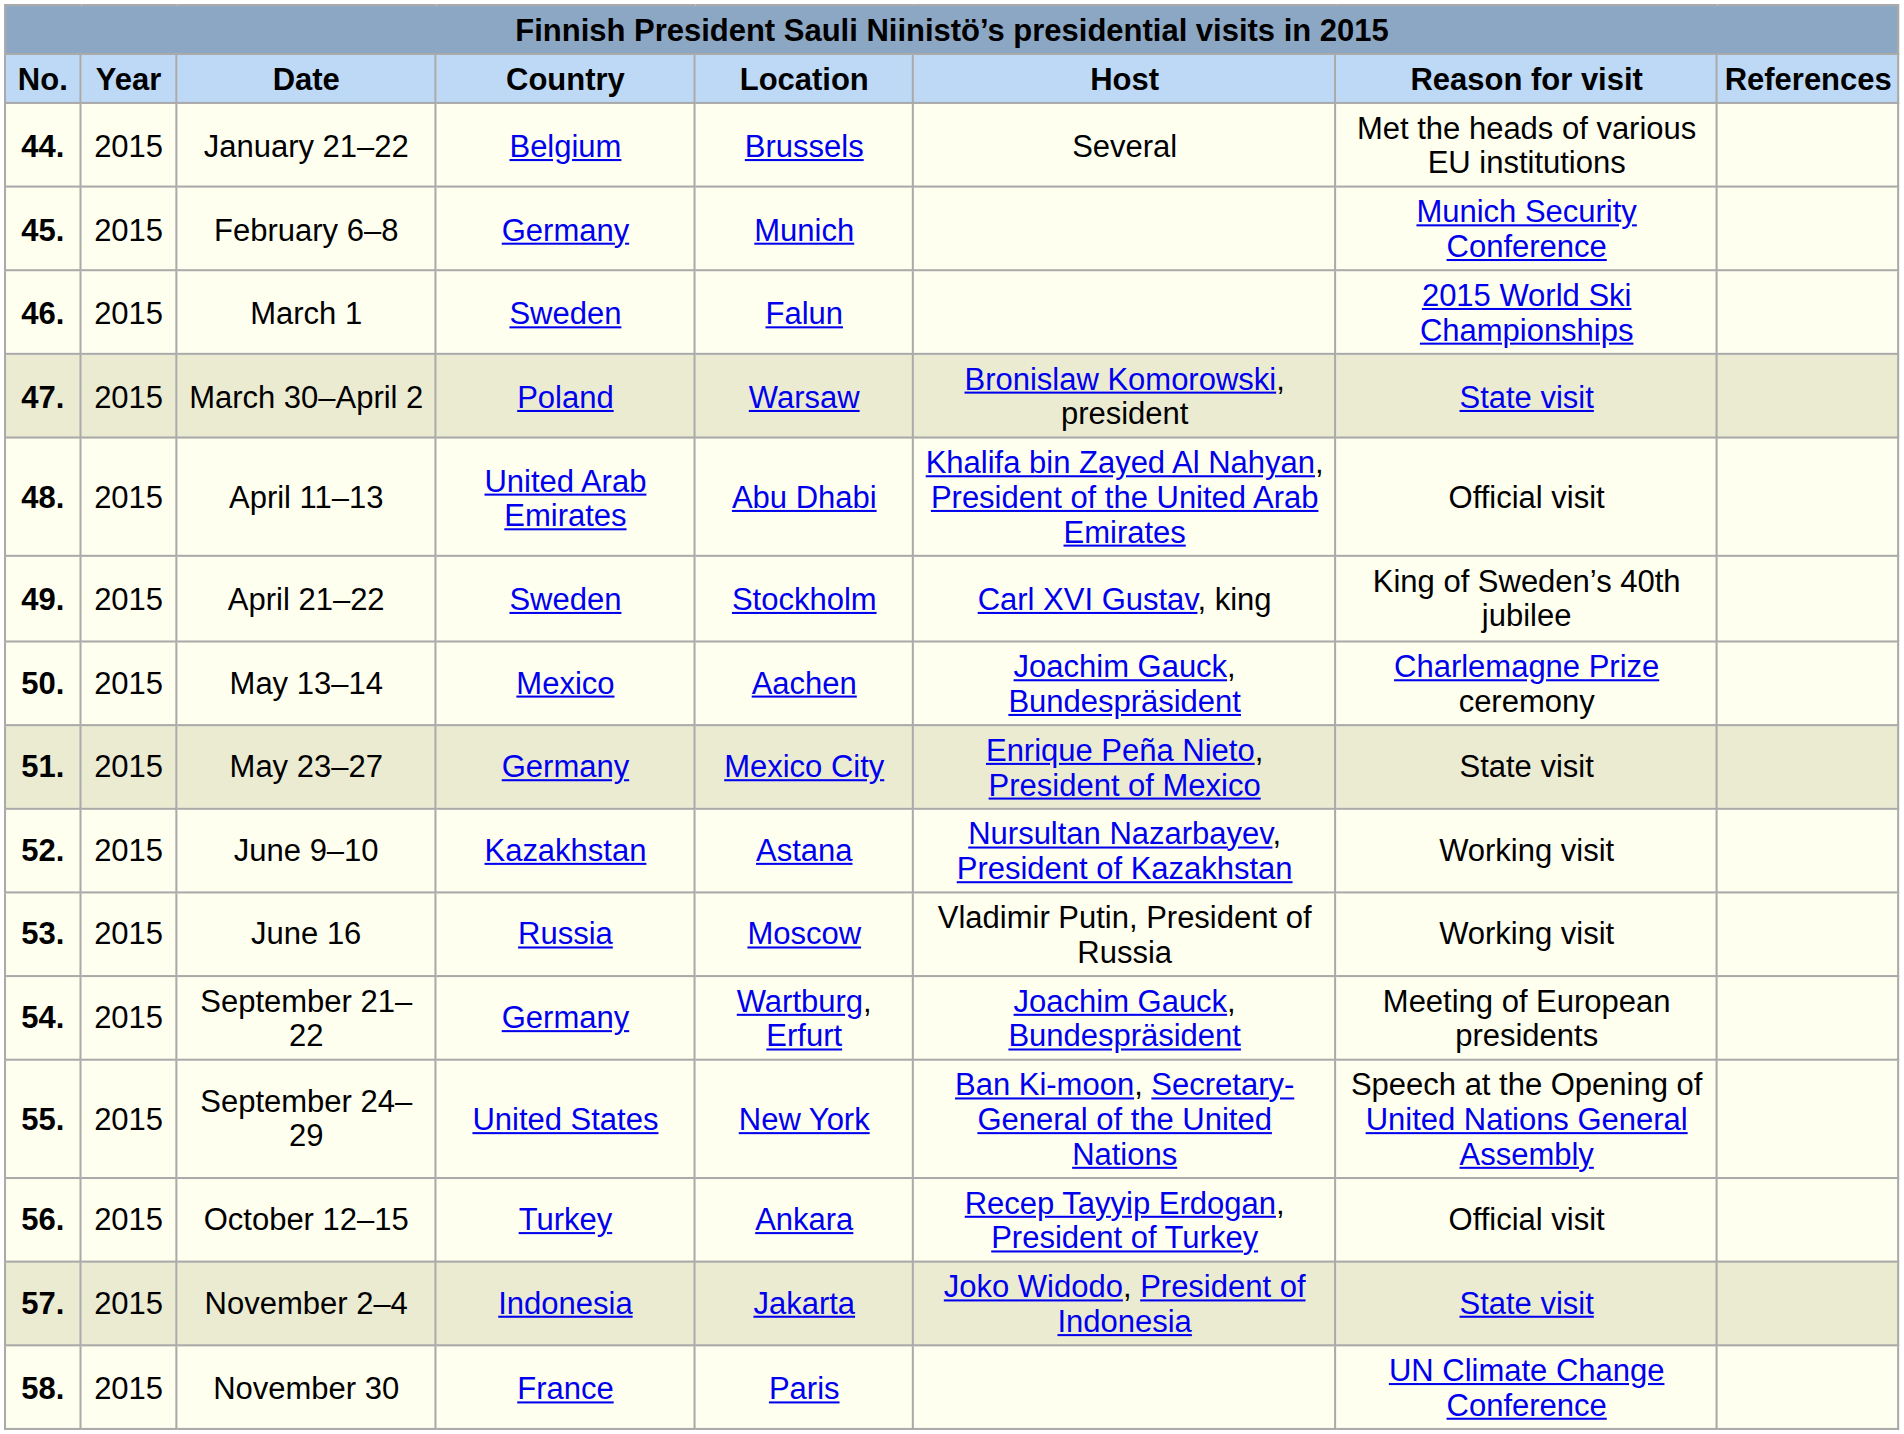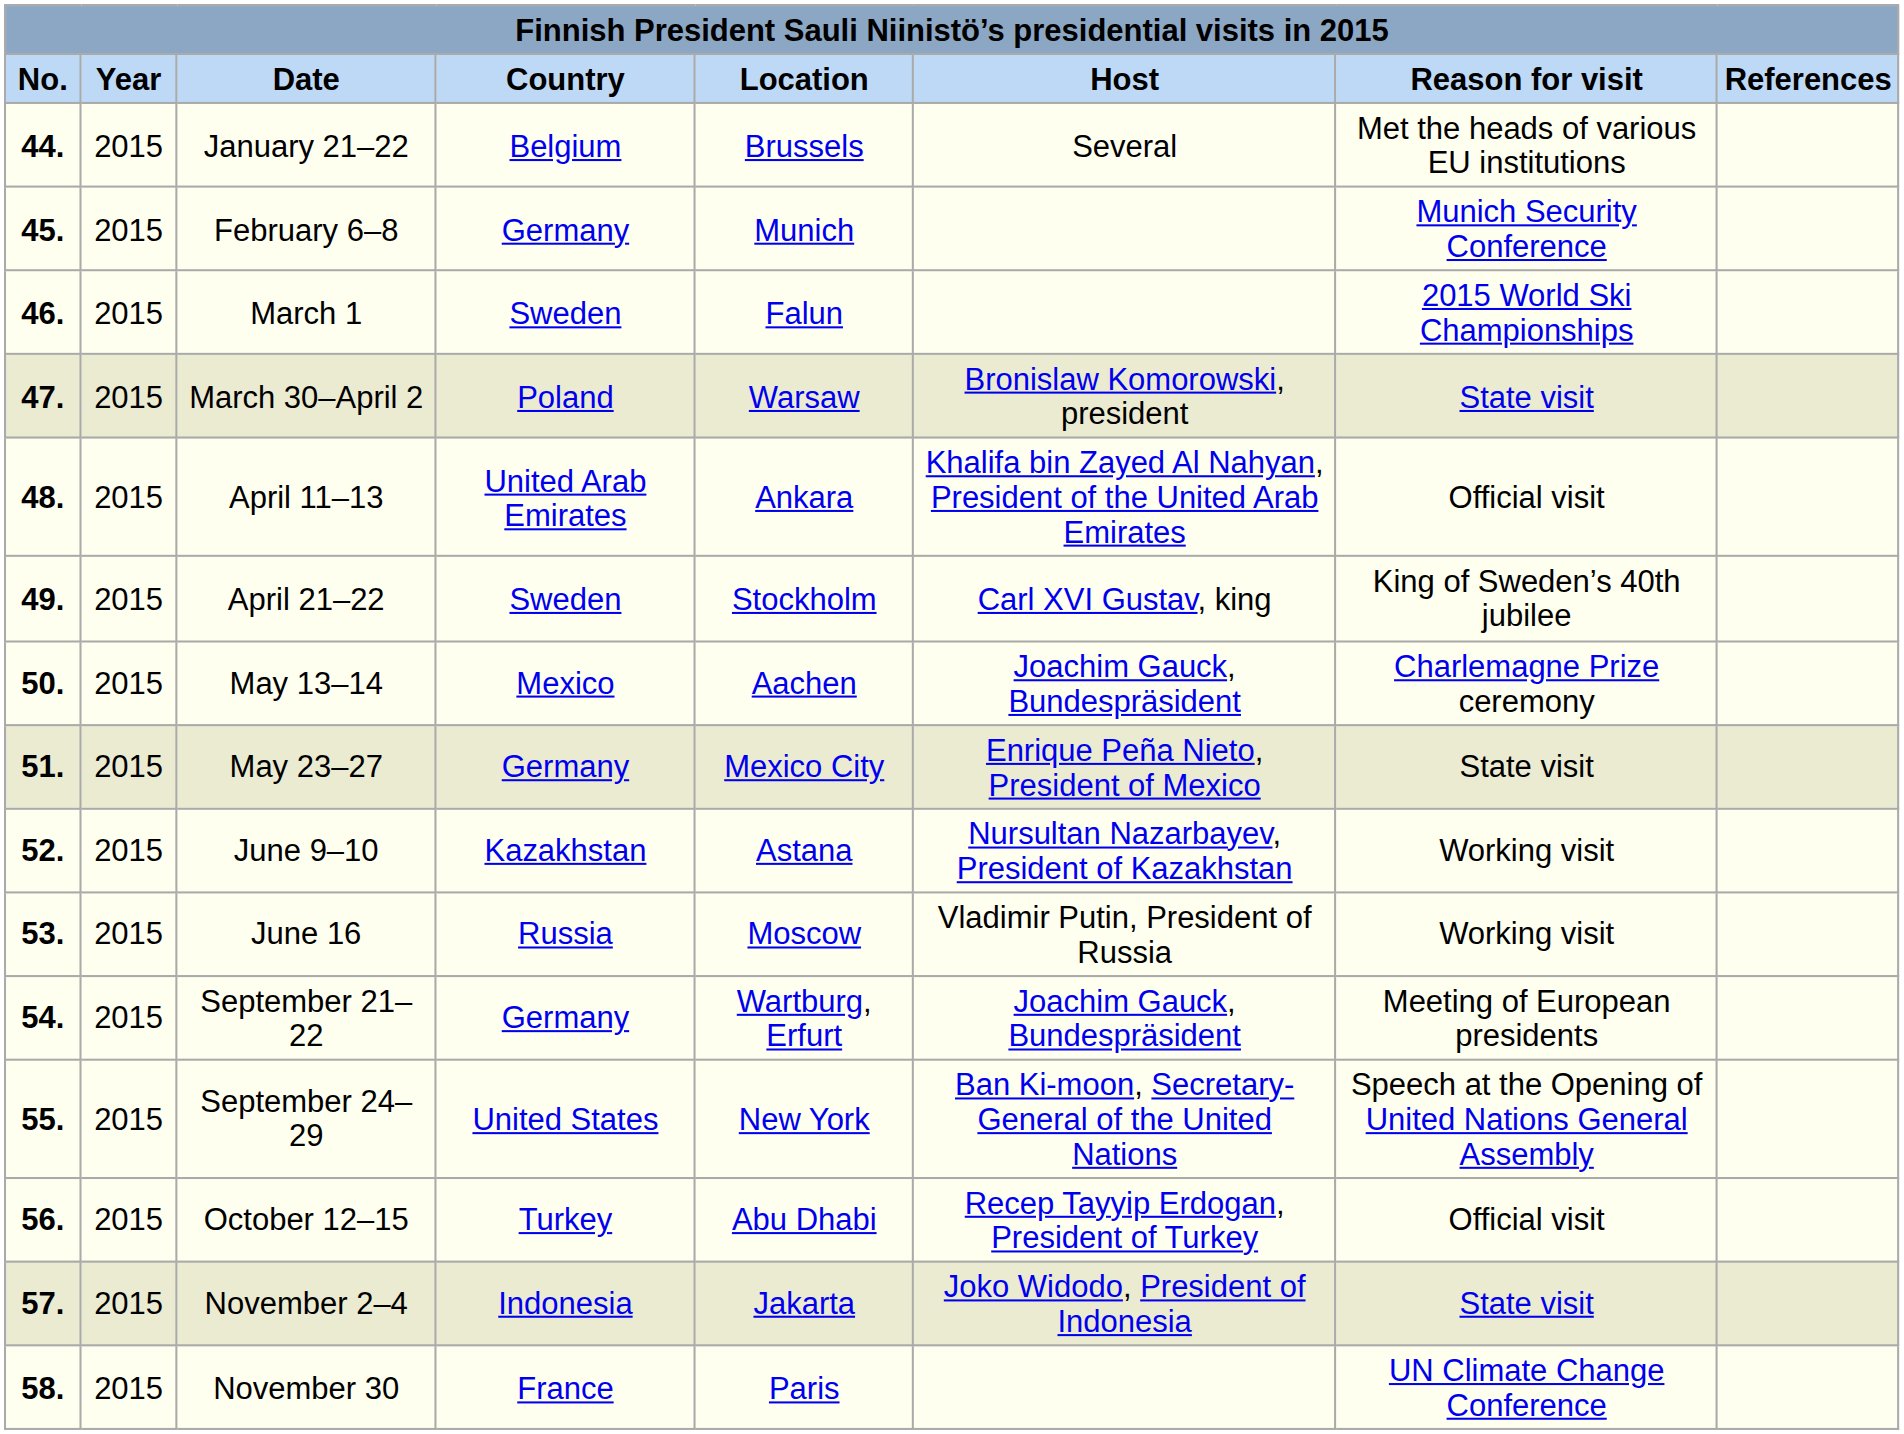(804, 498) Abu Dhabi -> (804, 498) Ankara
(804, 1220) Ankara -> (804, 1220) Abu Dhabi
